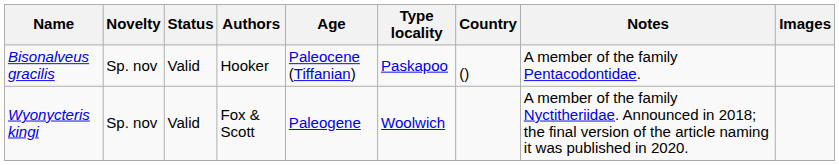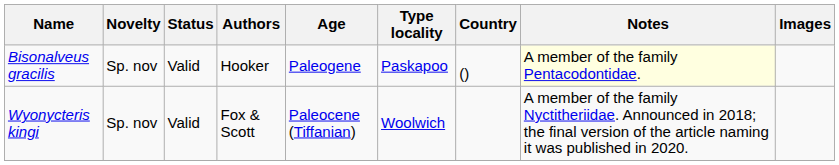(324, 65) Paleocene (Tiffanian) -> (325, 65) Paleogene
(601, 65) no background -> (601, 65) lightyellow background
(325, 123) Paleogene -> (324, 123) Paleocene (Tiffanian)
